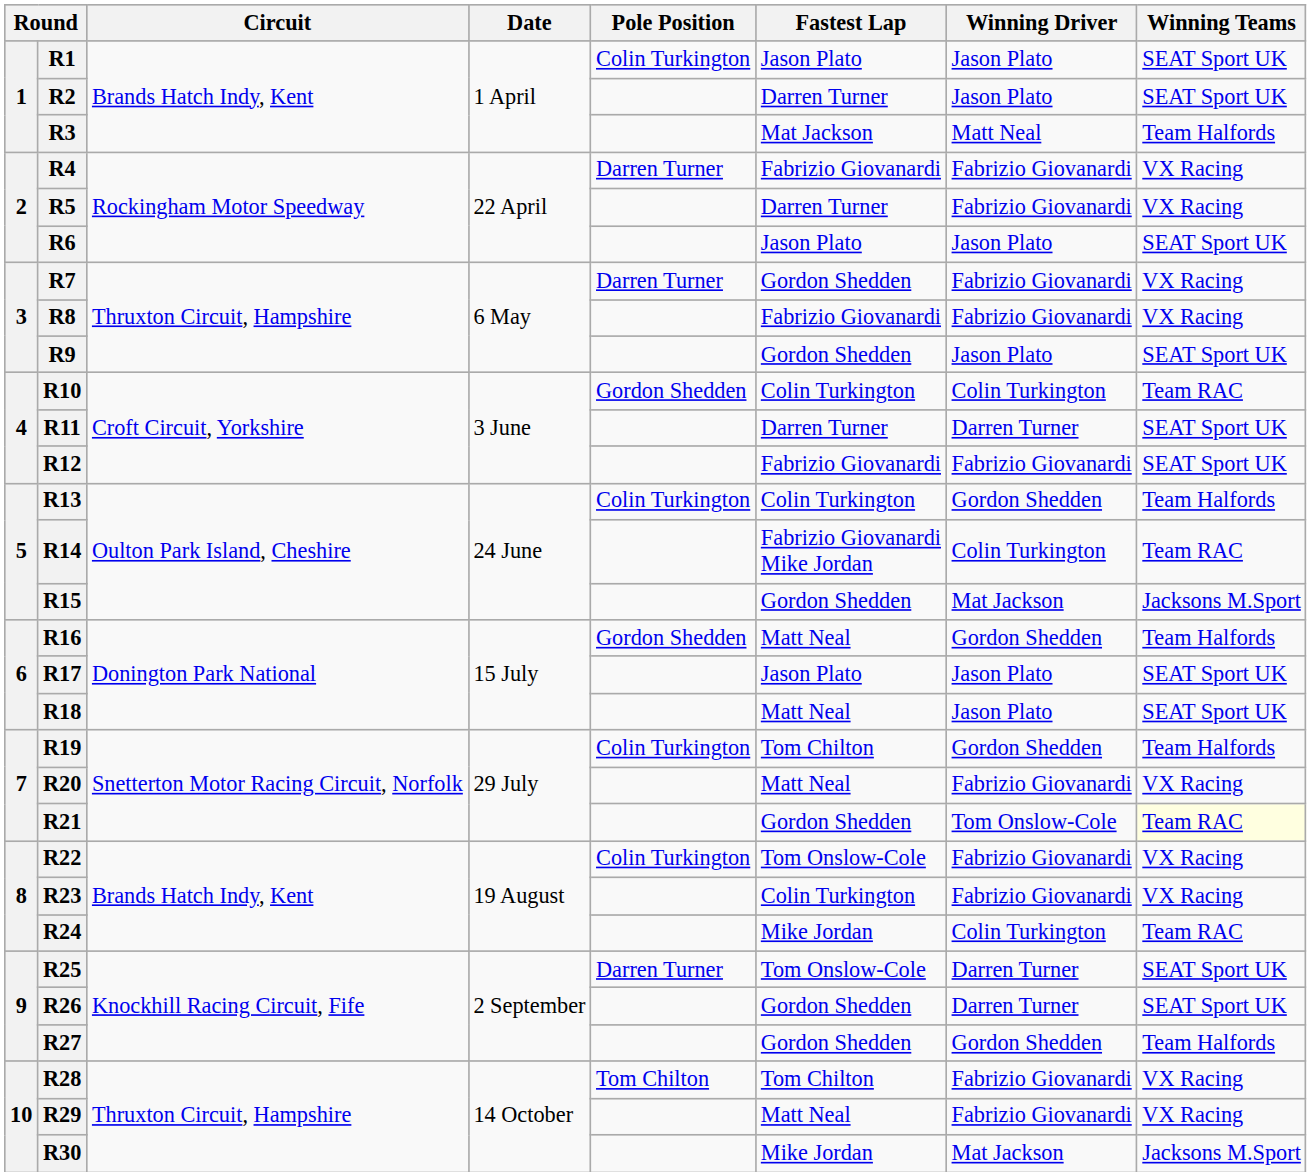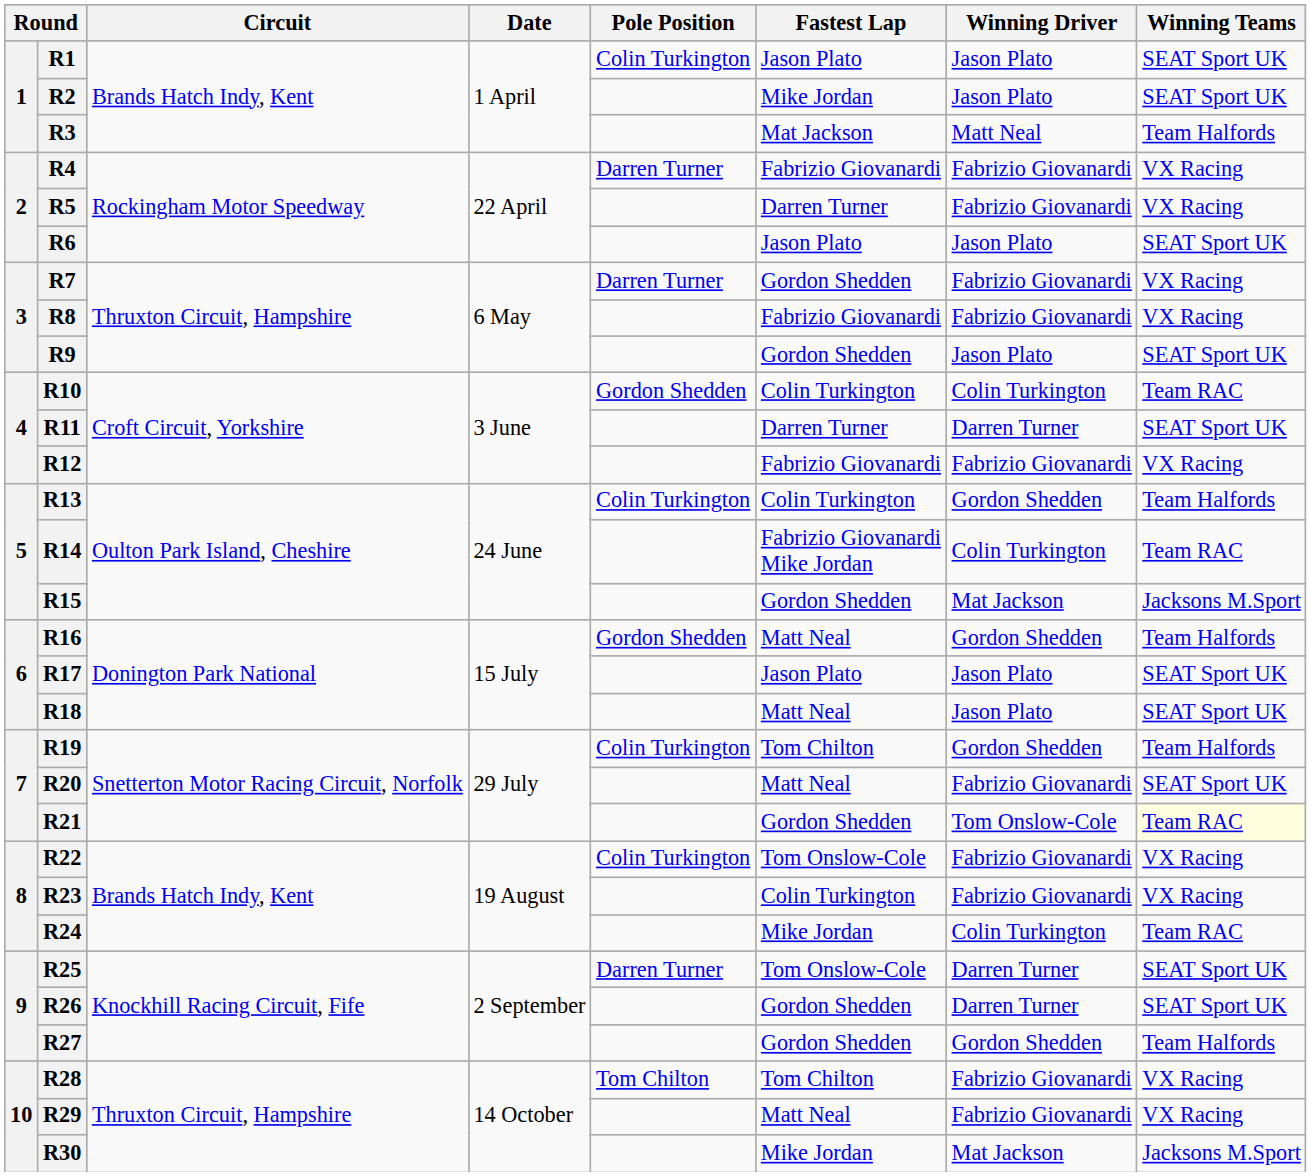(824, 96) Darren Turner -> (817, 96) Mike Jordan
(1215, 464) SEAT Sport UK -> (1193, 464) VX Racing
(1193, 784) VX Racing -> (1215, 784) SEAT Sport UK
